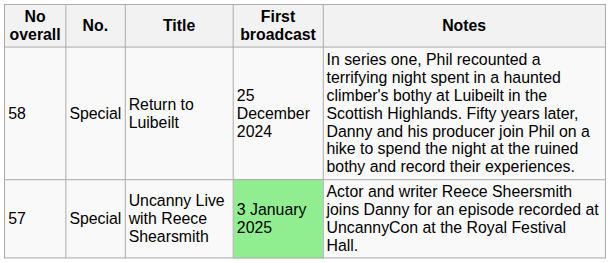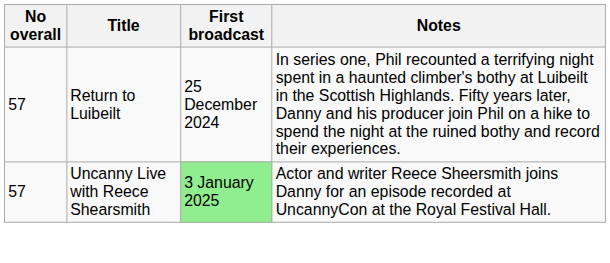- column: (95, 25)
(17, 113) 58 -> (17, 104) 57
